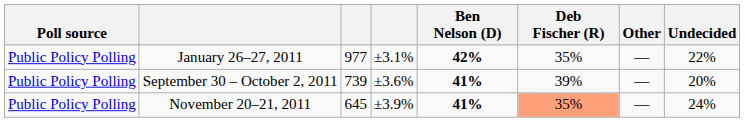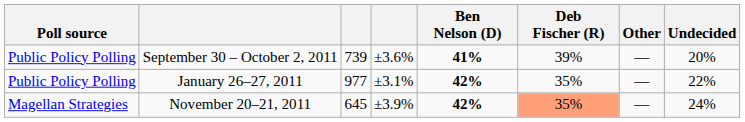rows swapped: (240, 57) <-> (240, 81)
(72, 104) Public Policy Polling -> (68, 104) Magellan Strategies
(468, 104) 41% -> (468, 104) 42%
